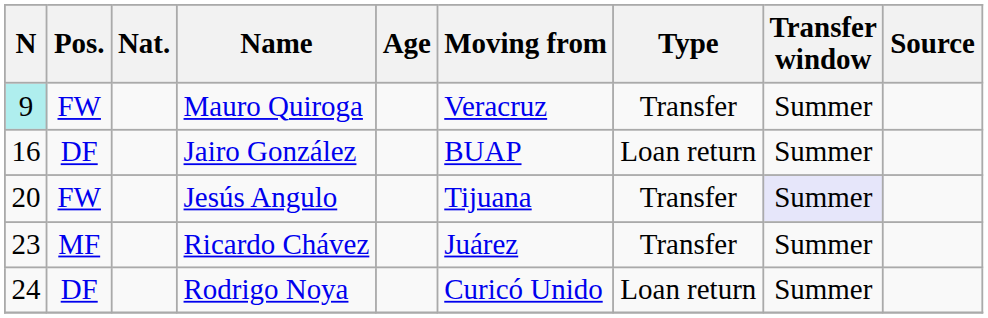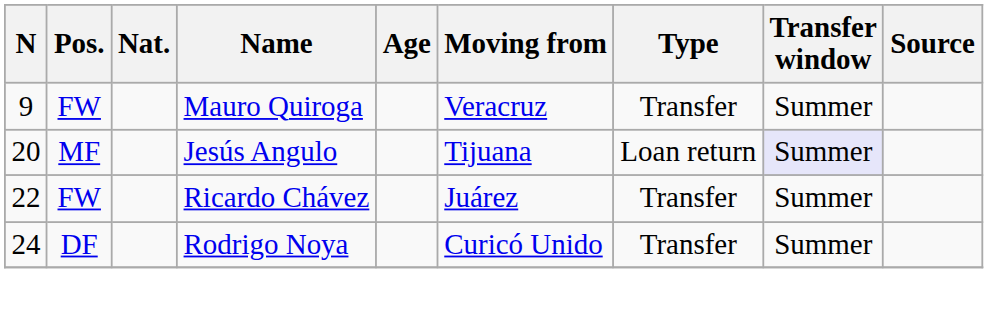(26, 105) paleturquoise background -> (26, 105) no background
- row: (270, 151)
(79, 197) FW -> (79, 151) MF
(688, 197) Transfer -> (688, 151) Loan return
(26, 243) 23 -> (26, 197) 22
(79, 243) MF -> (79, 197) FW
(688, 289) Loan return -> (688, 243) Transfer
